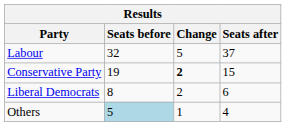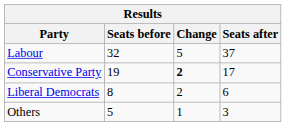(229, 72) 15 -> (229, 72) 17
(110, 111) lightblue background -> (110, 111) no background
(226, 111) 4 -> (226, 111) 3
